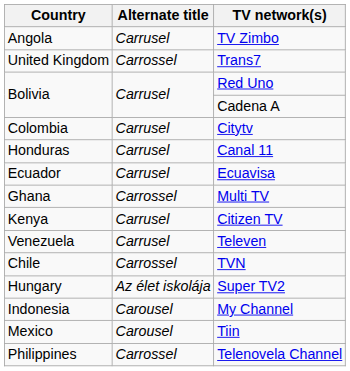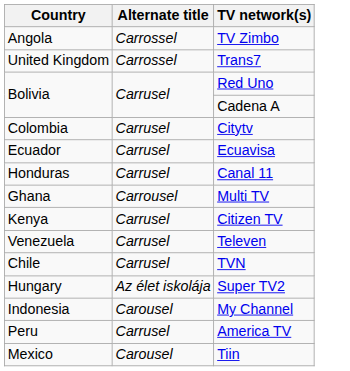(143, 38) Carrusel -> (146, 38) Carrossel
rows swapped: (246, 173) <-> (245, 151)
(146, 196) Carrossel -> (146, 196) Carrousel
(146, 264) Carrossel -> (143, 264) Carrusel
+ row: (254, 331)
- row: (280, 354)
